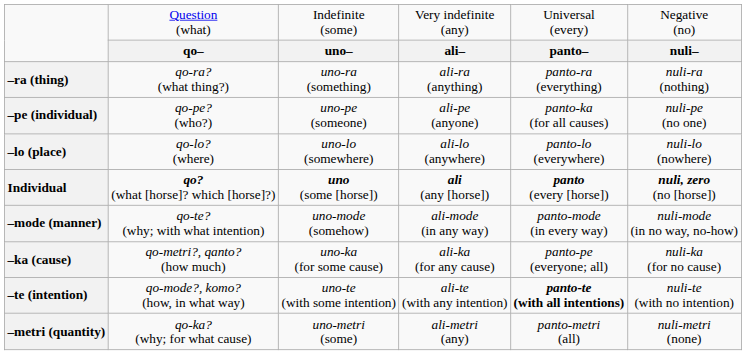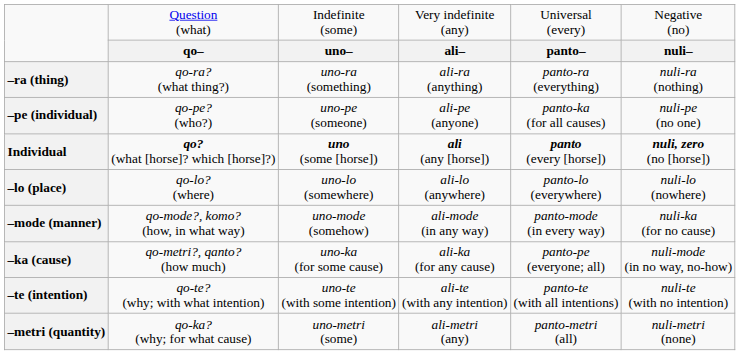rows swapped: (37, 187) <-> (37, 151)
(193, 223) qo-te? (why; with what intention) -> (193, 223) qo-mode?, komo? (how, in what way)
(684, 223) nuli-mode (in no way, no-how) -> (678, 223) nuli-ka (for no cause)
(684, 259) nuli-ka (for no cause) -> (678, 259) nuli-mode (in no way, no-how)
(193, 295) qo-mode?, komo? (how, in what way) -> (193, 295) qo-te? (why; with what intention)
(569, 295) bold -> (566, 295) normal
